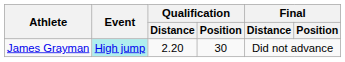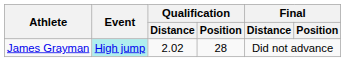(173, 48) 2.20 -> (173, 48) 2.02
(221, 48) 30 -> (221, 48) 28
